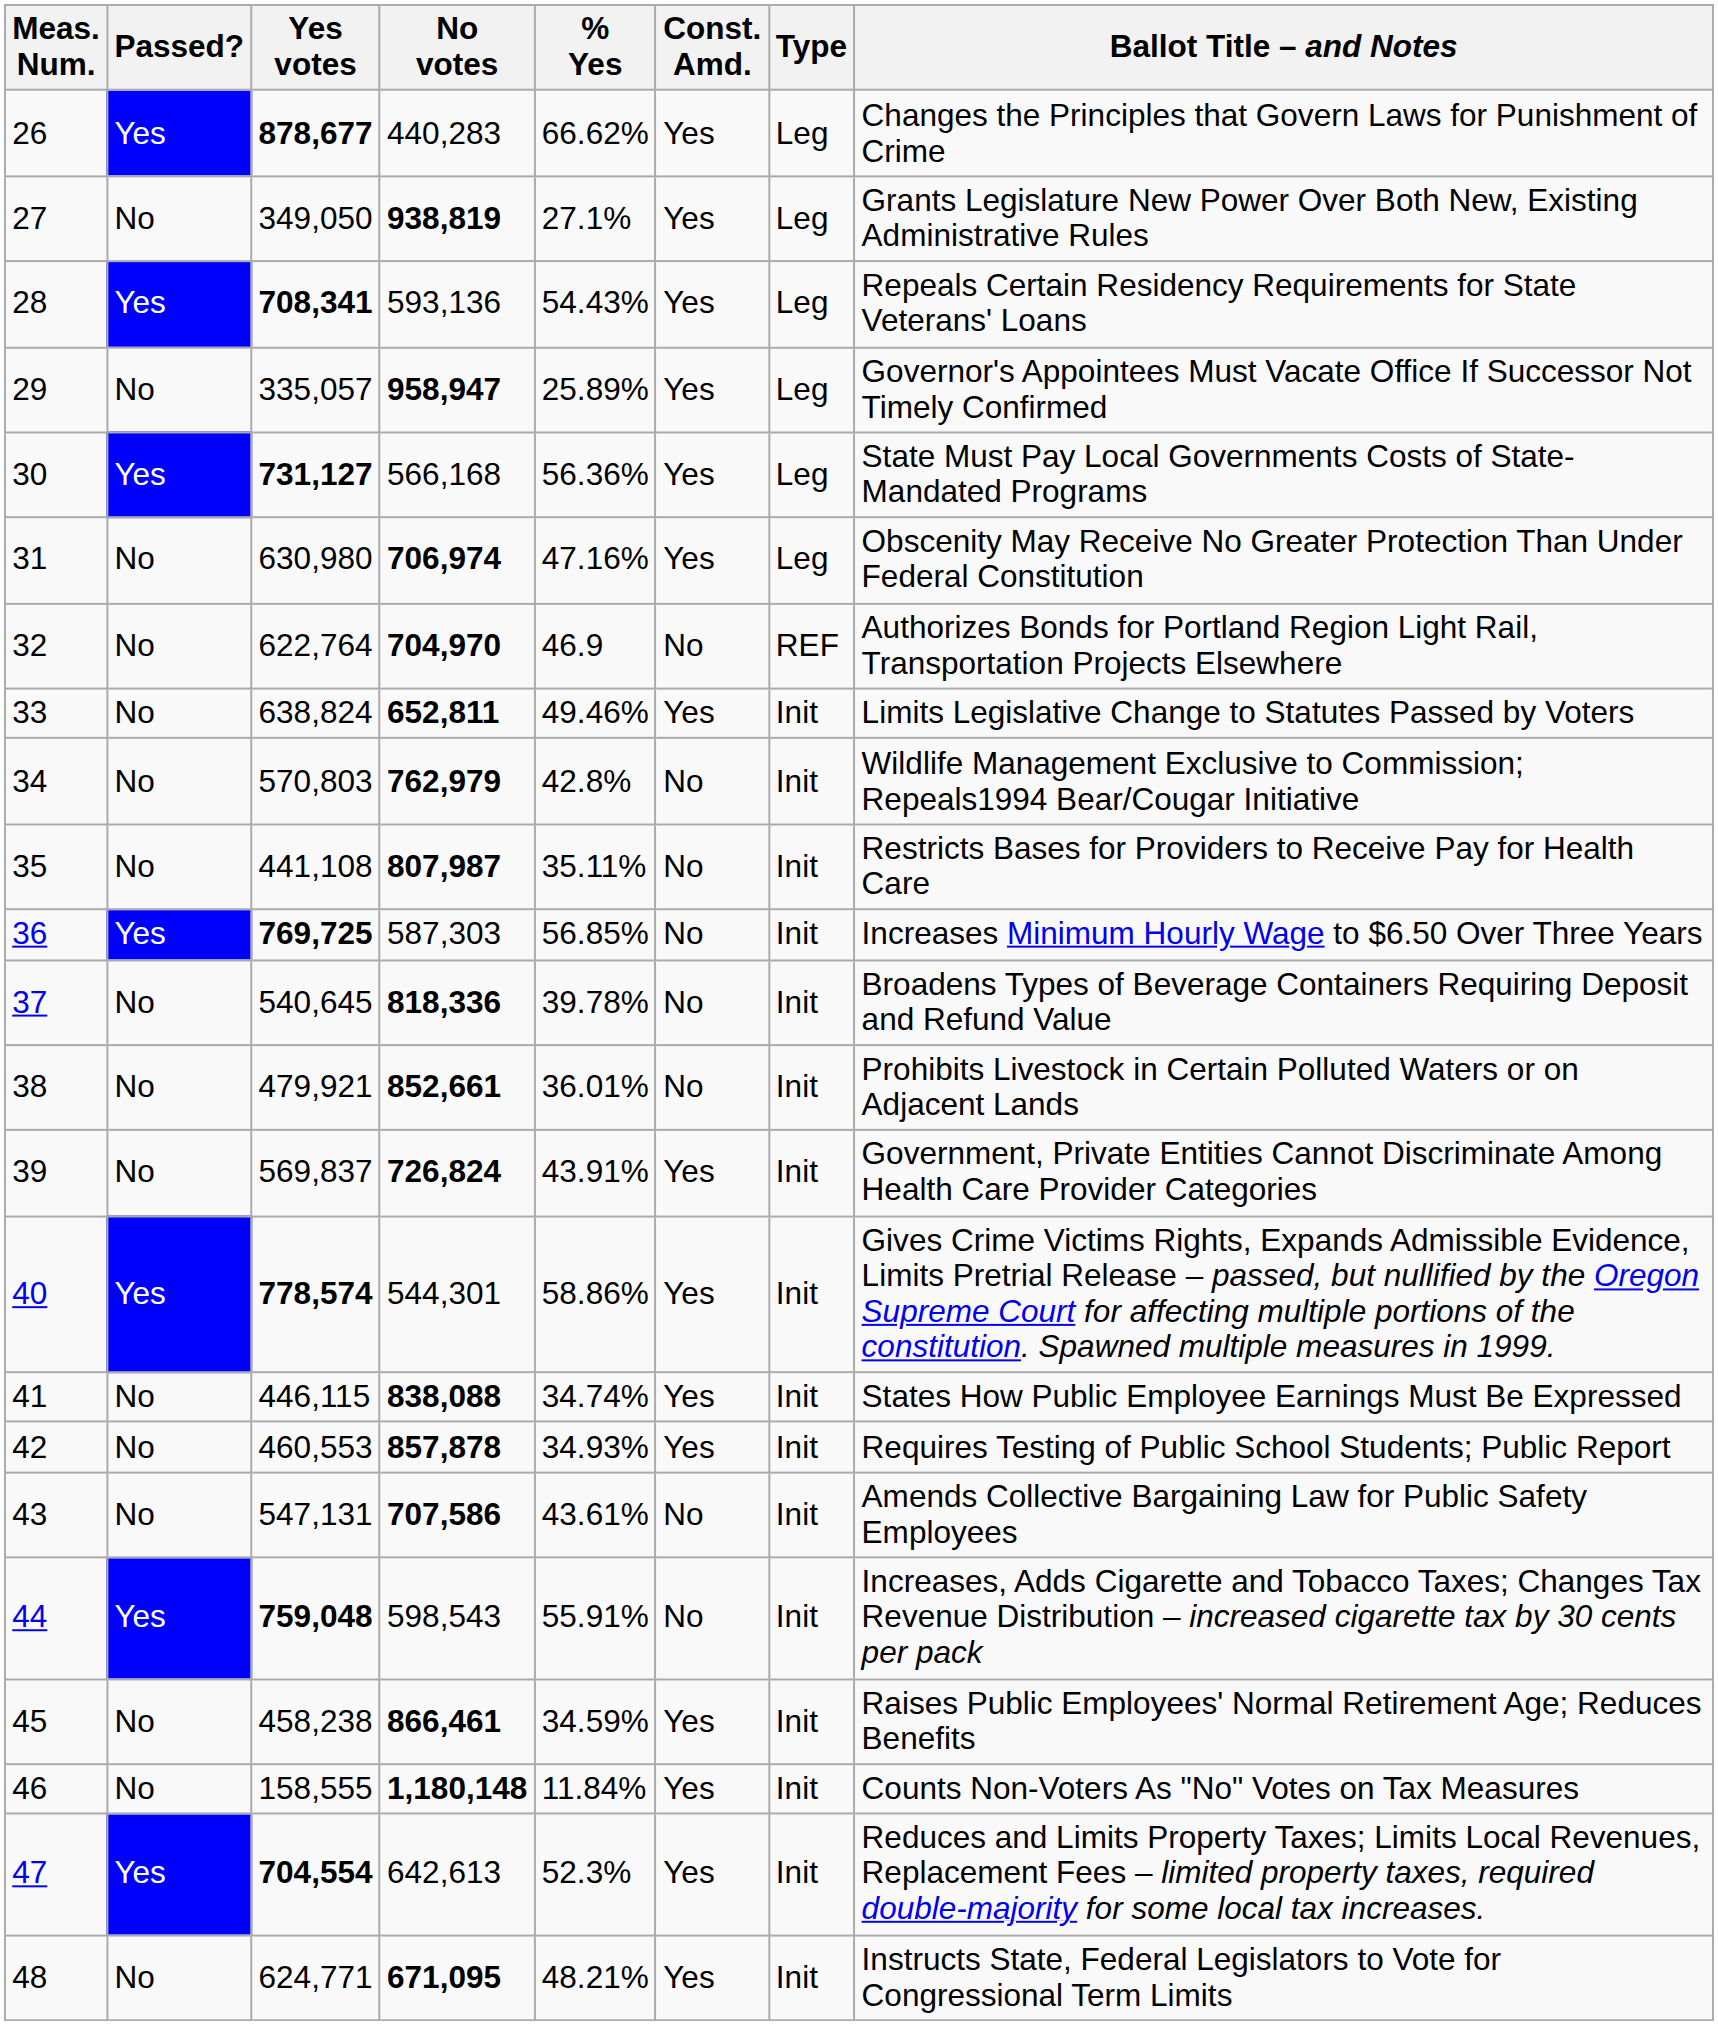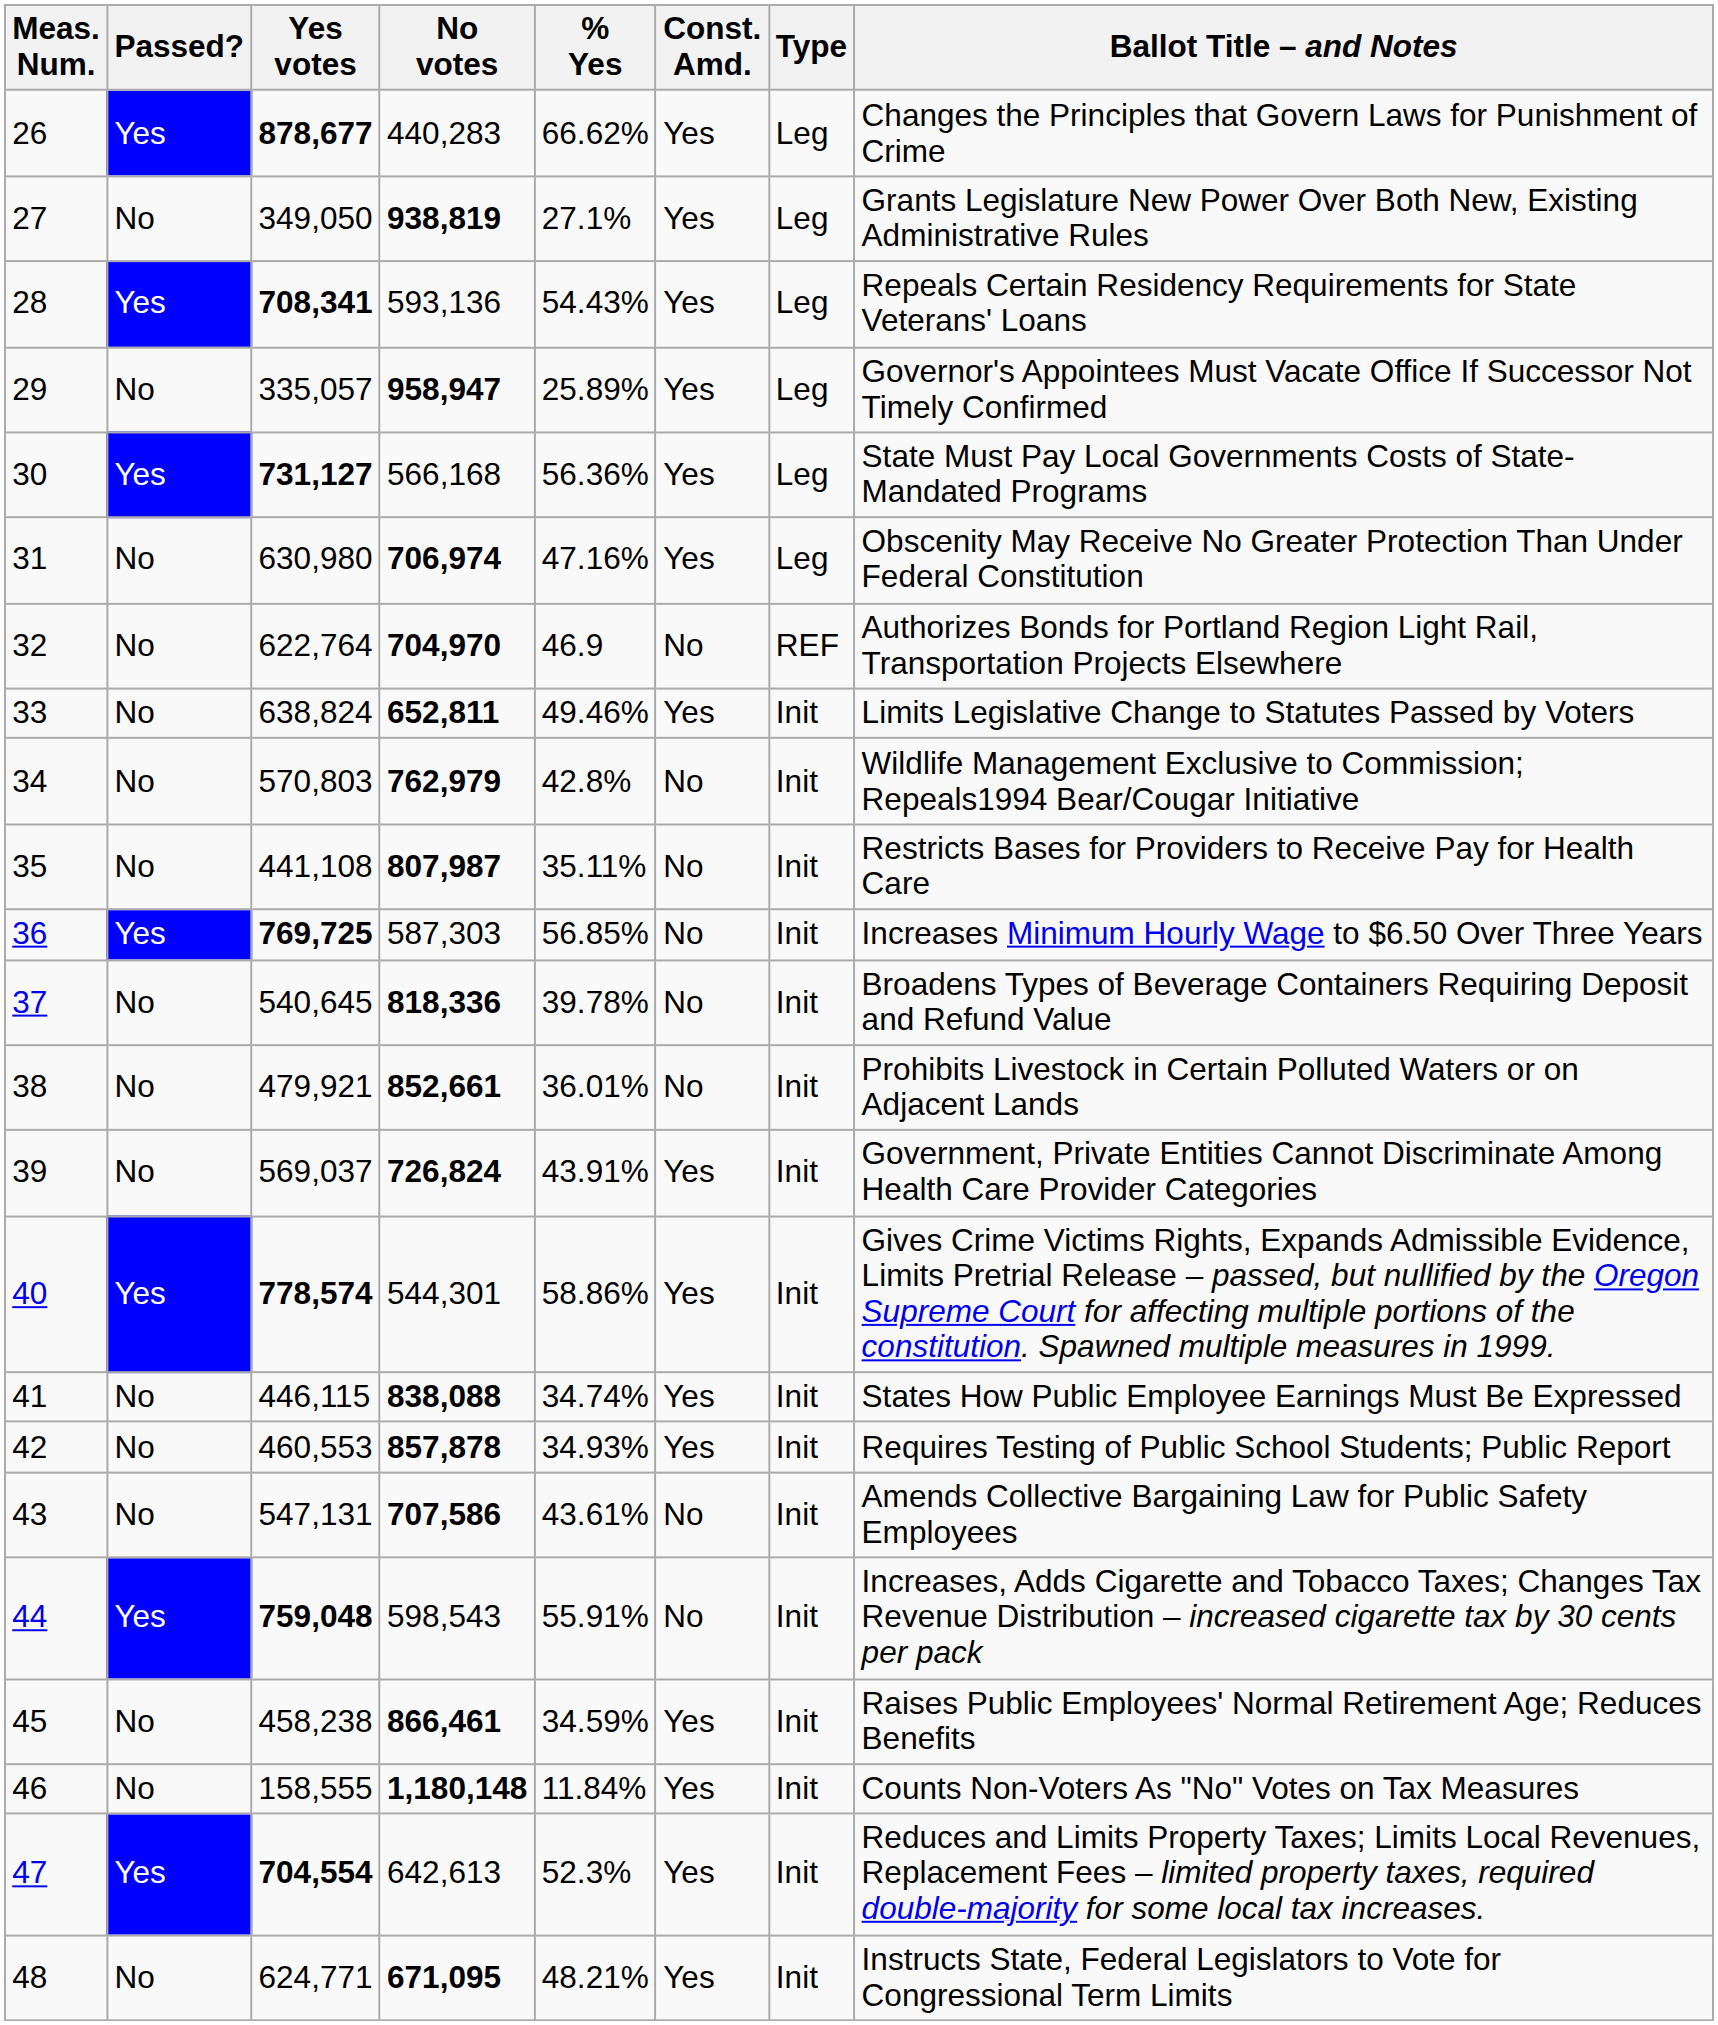(316, 1172) 569,837 -> (316, 1172) 569,037
